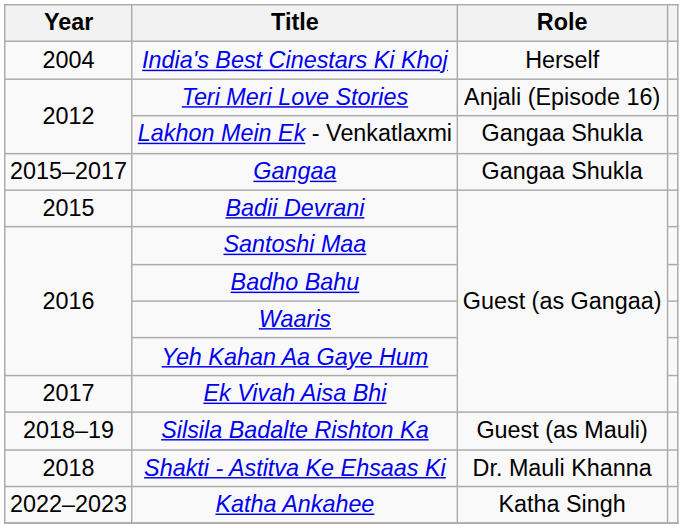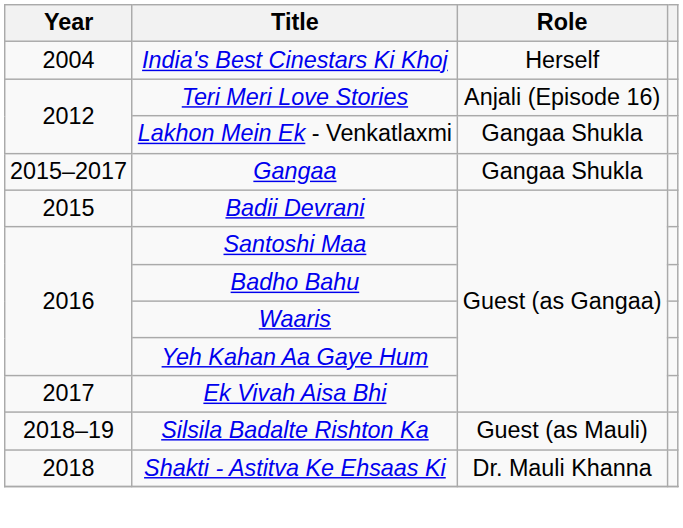- row: (295, 504)
